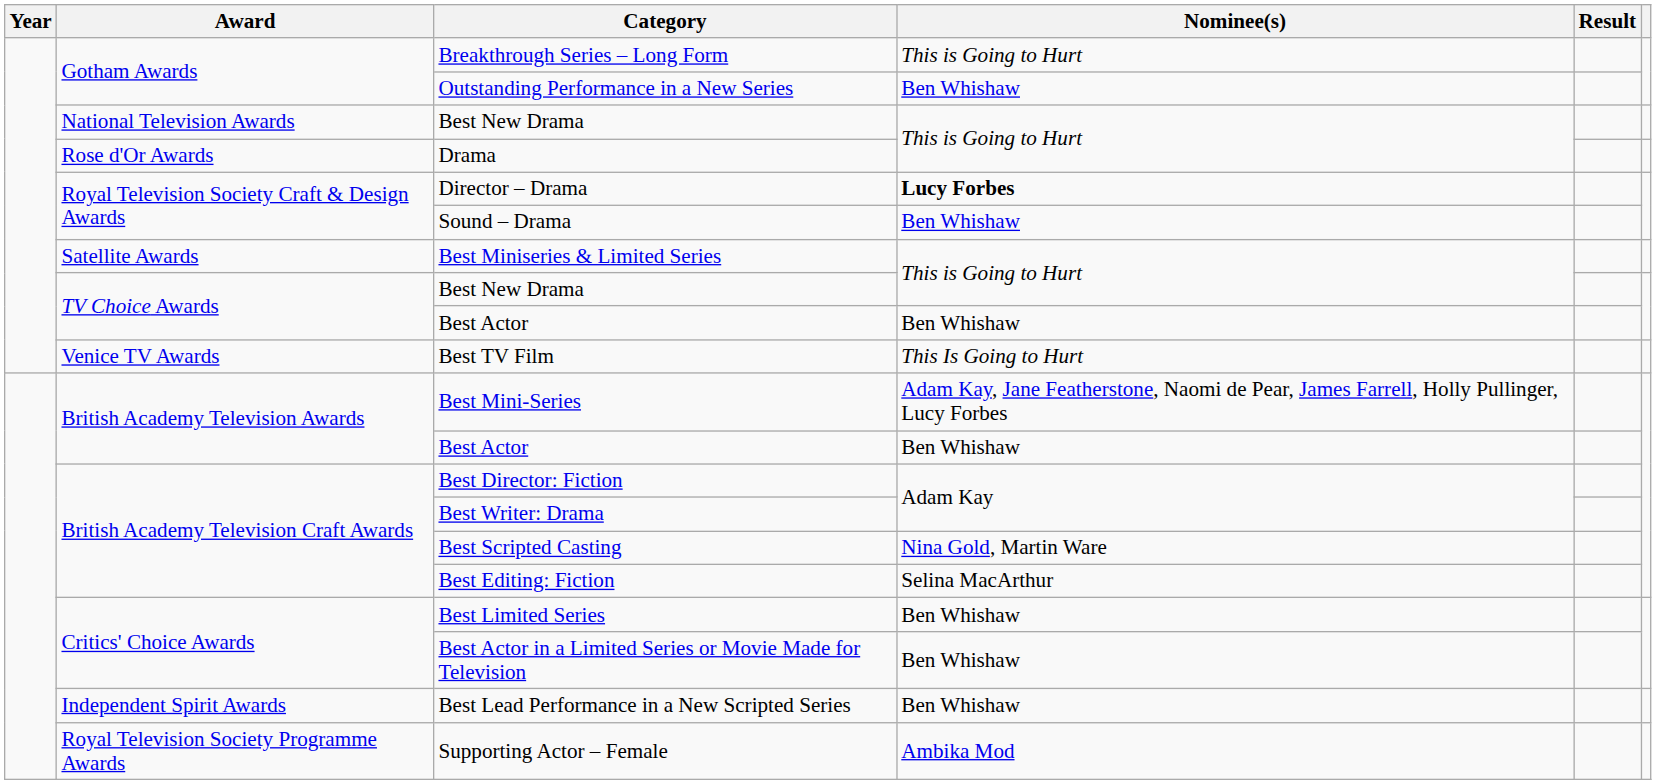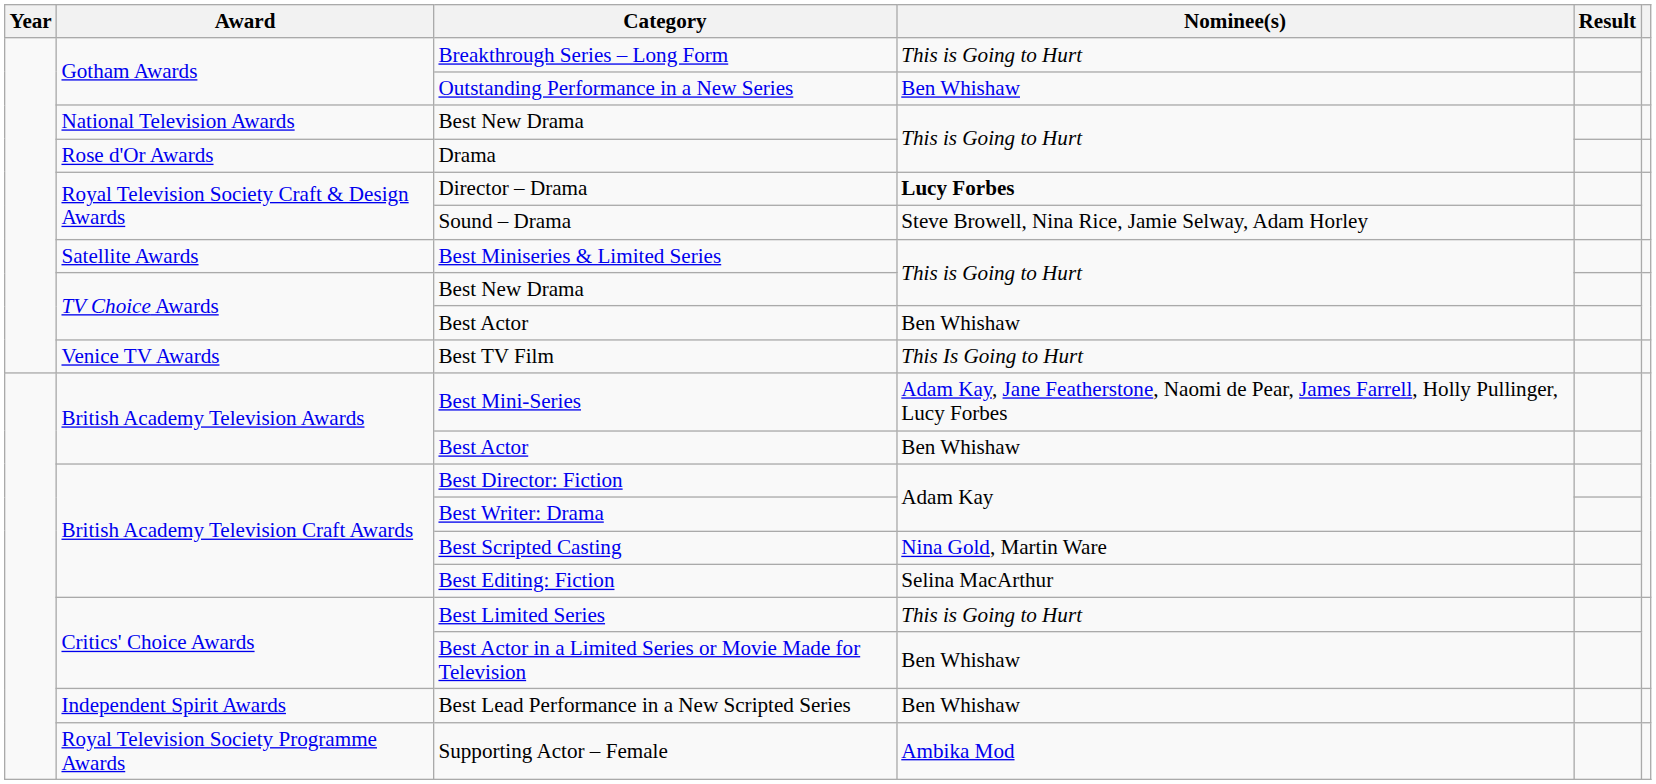(961, 222) Ben Whishaw -> (1135, 222) Steve Browell, Nina Rice, Jamie Selway, Adam Horley
(961, 614) Ben Whishaw -> (992, 614) This is Going to Hurt
